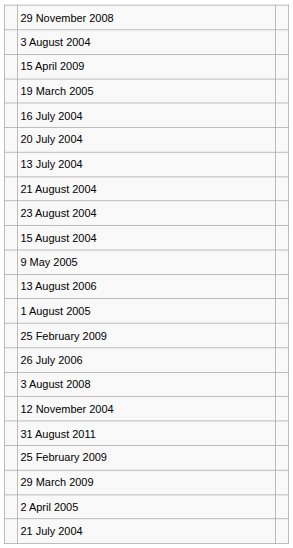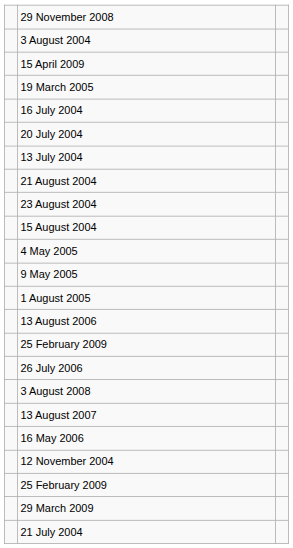+ row: (11, 251)
rows swapped: (11, 311) <-> (11, 287)
+ row: (11, 415)
+ row: (11, 438)
- row: (11, 433)
- row: (11, 507)
